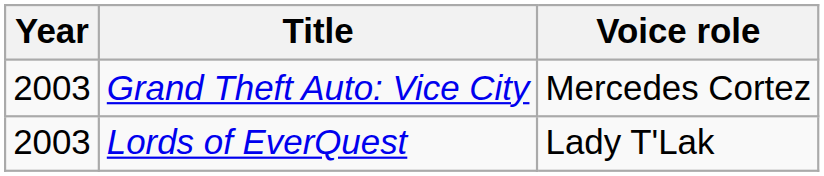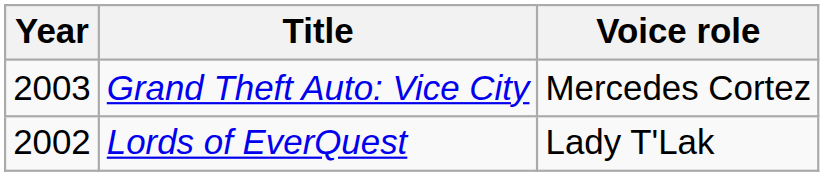(52, 142) 2003 -> (52, 142) 2002
